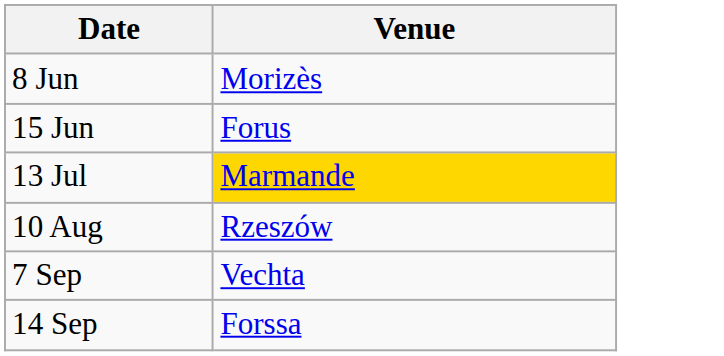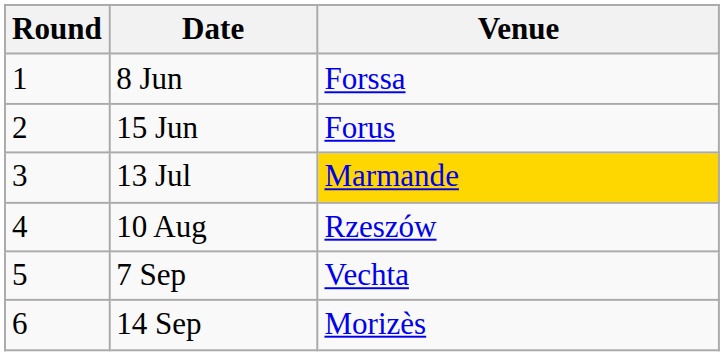+ column: (57, 29)
(271, 78) Morizès -> (365, 78) Forssa
(261, 324) Forssa -> (375, 324) Morizès
